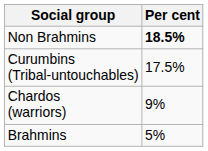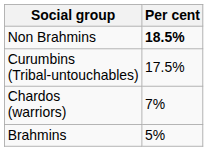(155, 105) 9% -> (155, 105) 7%
